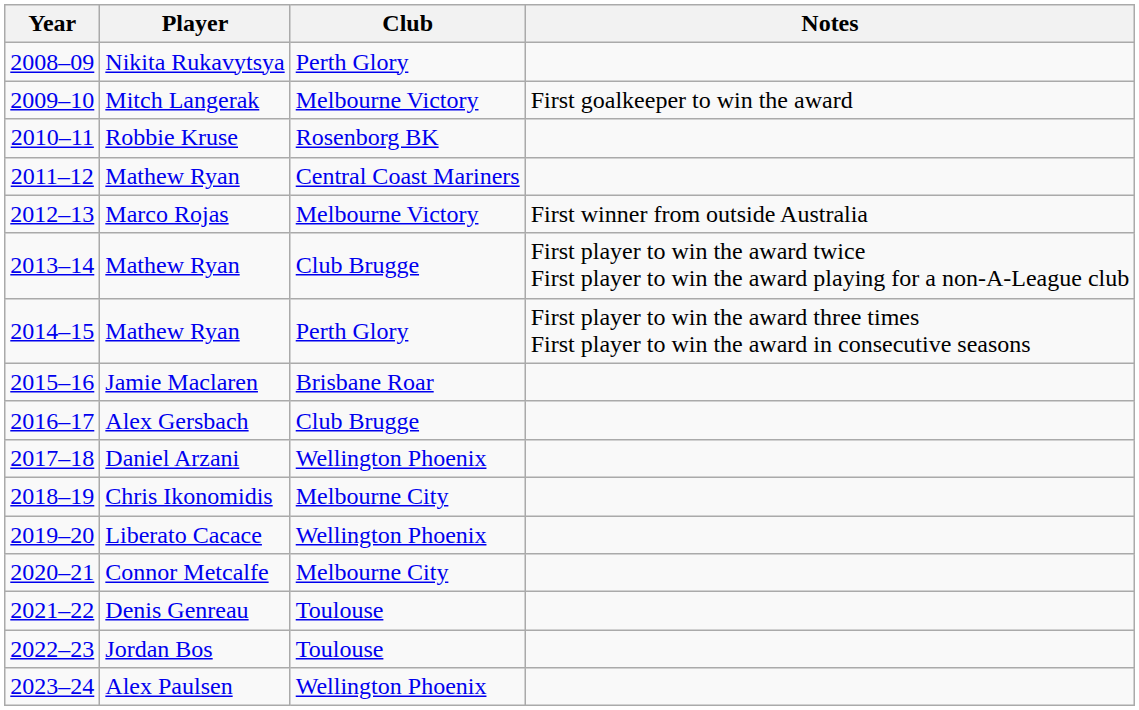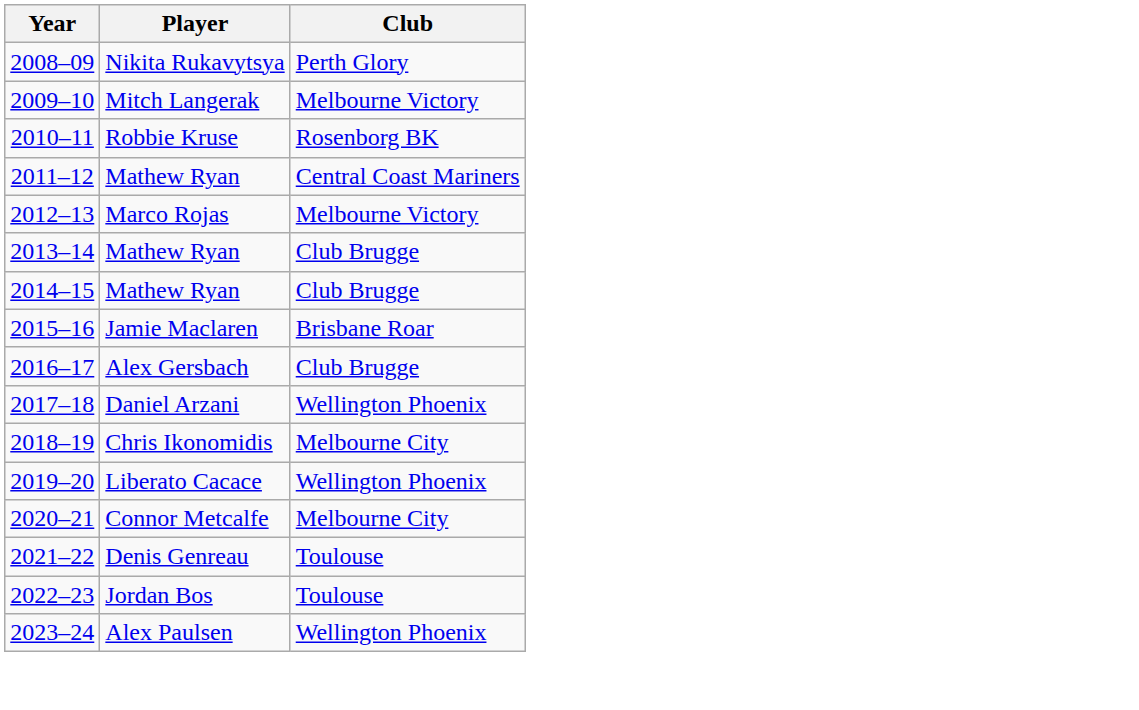- column: (830, 23)
(352, 330) Perth Glory -> (357, 289) Club Brugge
